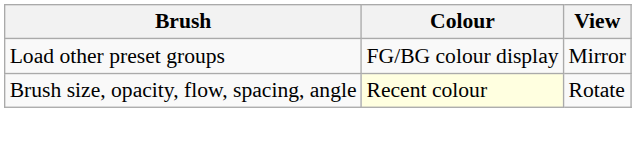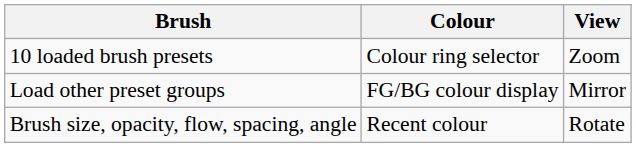+ row: (111, 55)
(427, 90) lightyellow background -> (427, 124) no background
